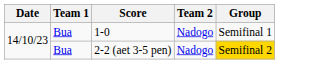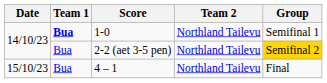(63, 31) normal -> (63, 31) bold
(195, 31) Nadogo -> (219, 31) Northland Tailevu
(195, 50) Nadogo -> (219, 50) Northland Tailevu
+ row: (106, 68)
